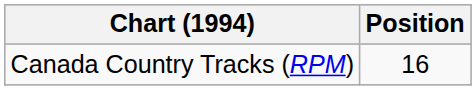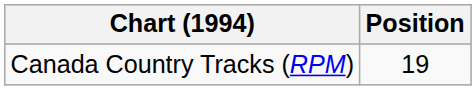(415, 64) 16 -> (415, 64) 19
